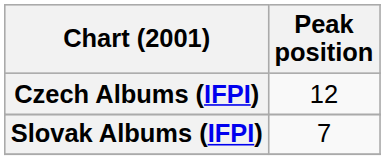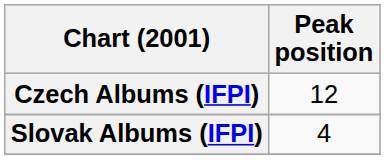(324, 133) 7 -> (324, 133) 4
